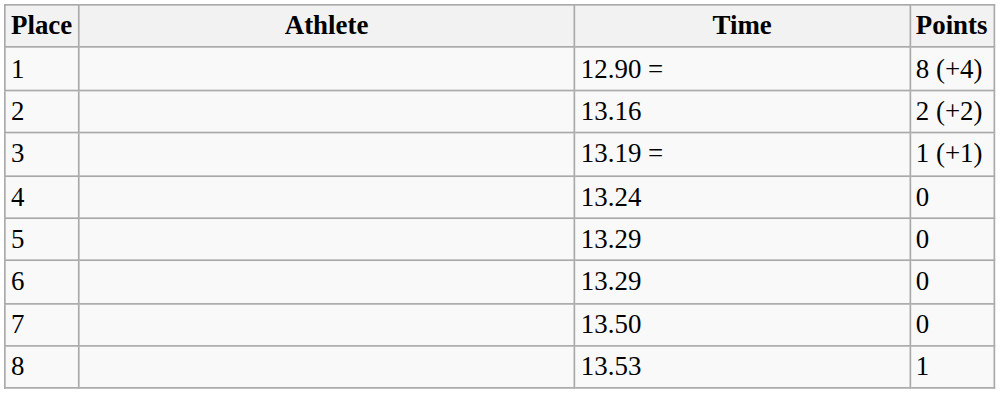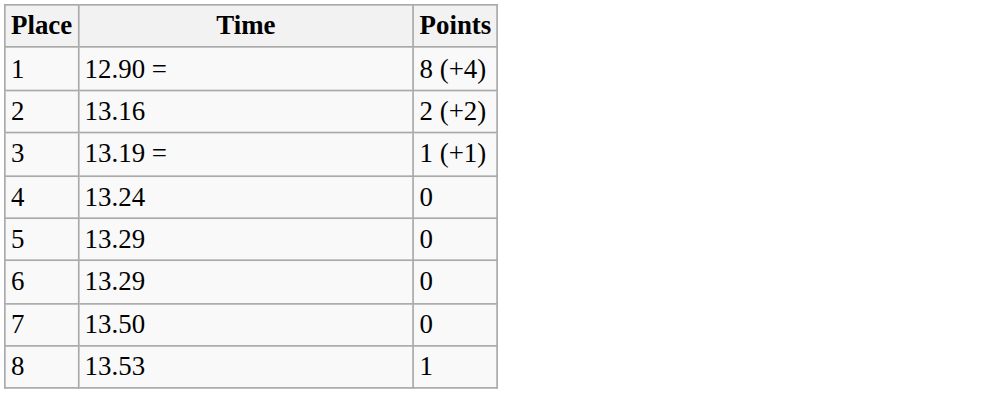- column: (327, 25)
